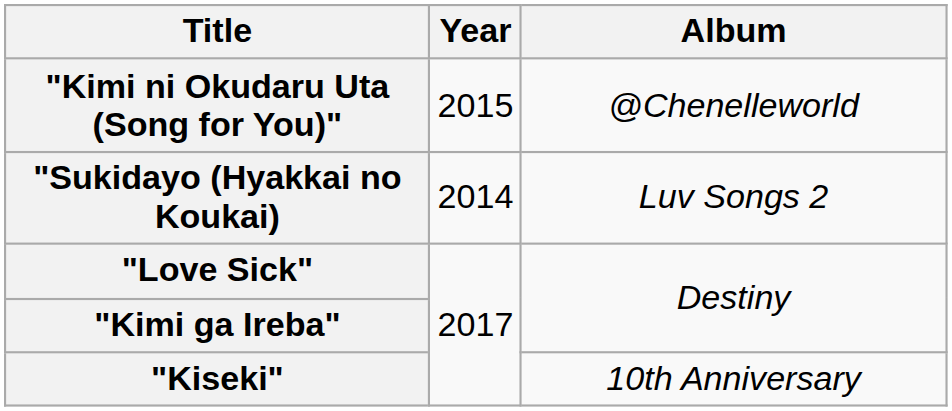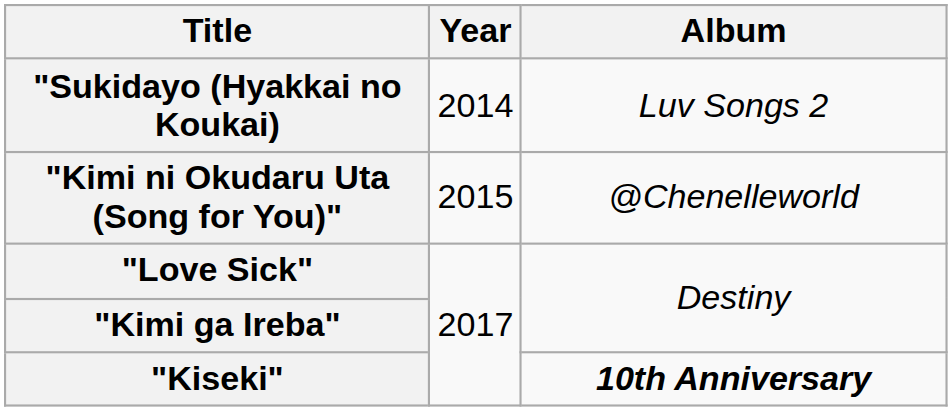rows swapped: (217, 197) <-> (217, 104)
(734, 378) normal -> (734, 378) bold
